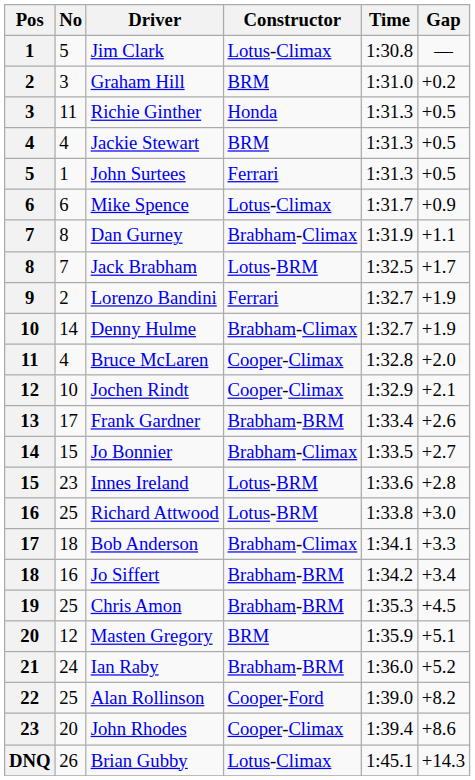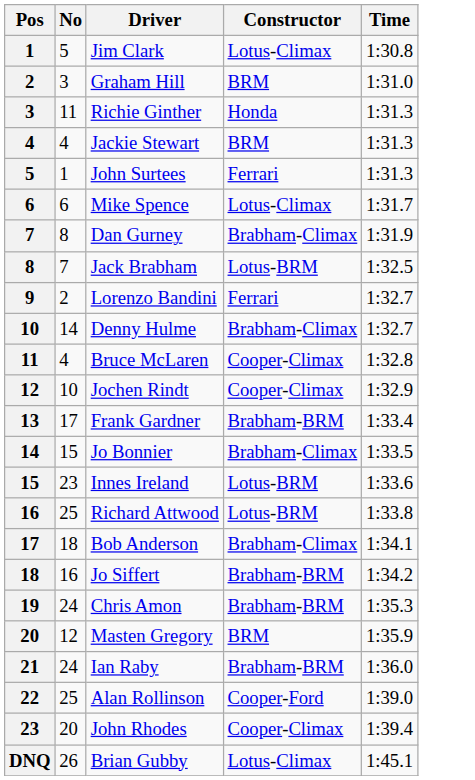- column: (443, 20)
(68, 605) 25 -> (68, 605) 24
